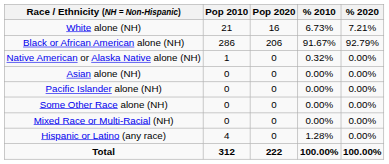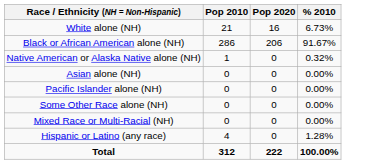- column: (362, 12)
